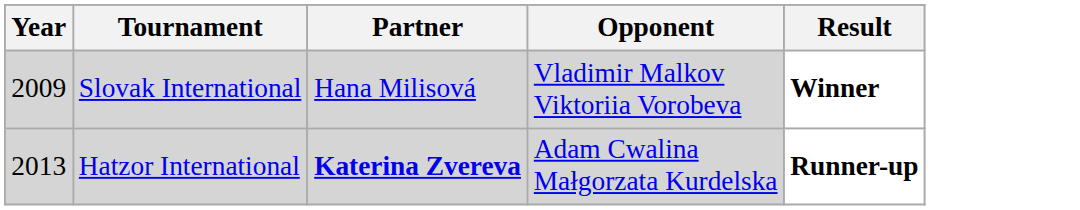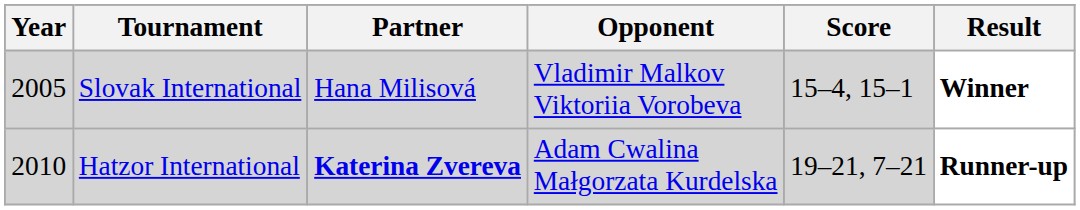+ column: (859, 27)
(39, 88) 2009 -> (39, 88) 2005
(39, 166) 2013 -> (39, 166) 2010
